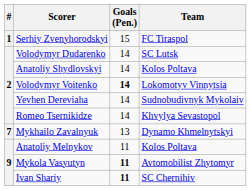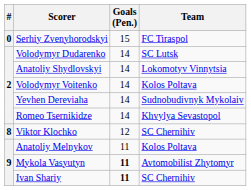(9, 38) 1 -> (9, 38) 0
(169, 69) Kolos Poltava -> (184, 69) Lokomotyv Vinnytsia
(125, 85) bold -> (125, 85) normal
(184, 85) Lokomotyv Vinnytsia -> (169, 85) Kolos Poltava
- row: (57, 131)
+ row: (46, 131)
